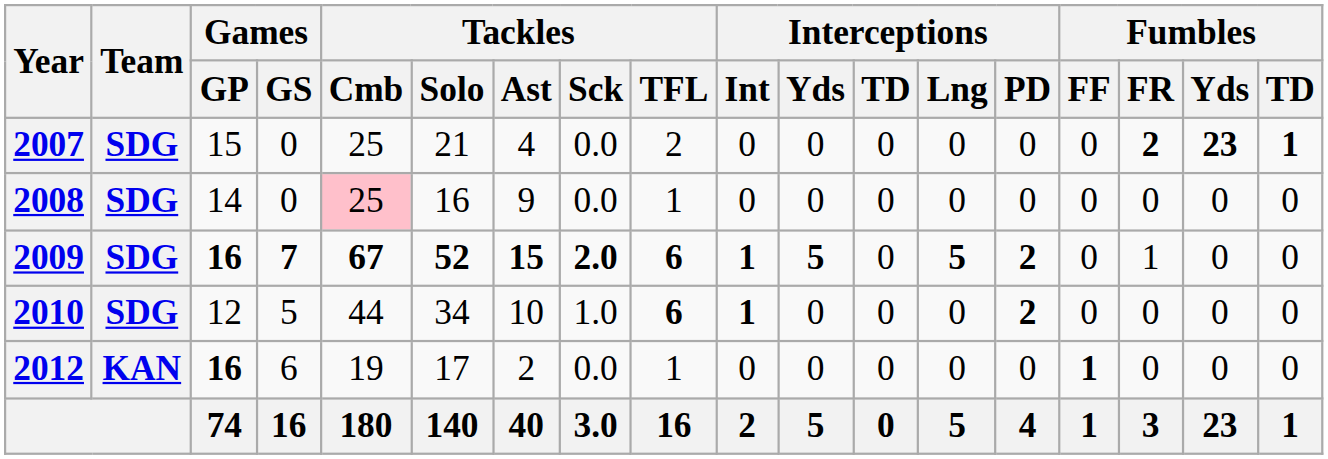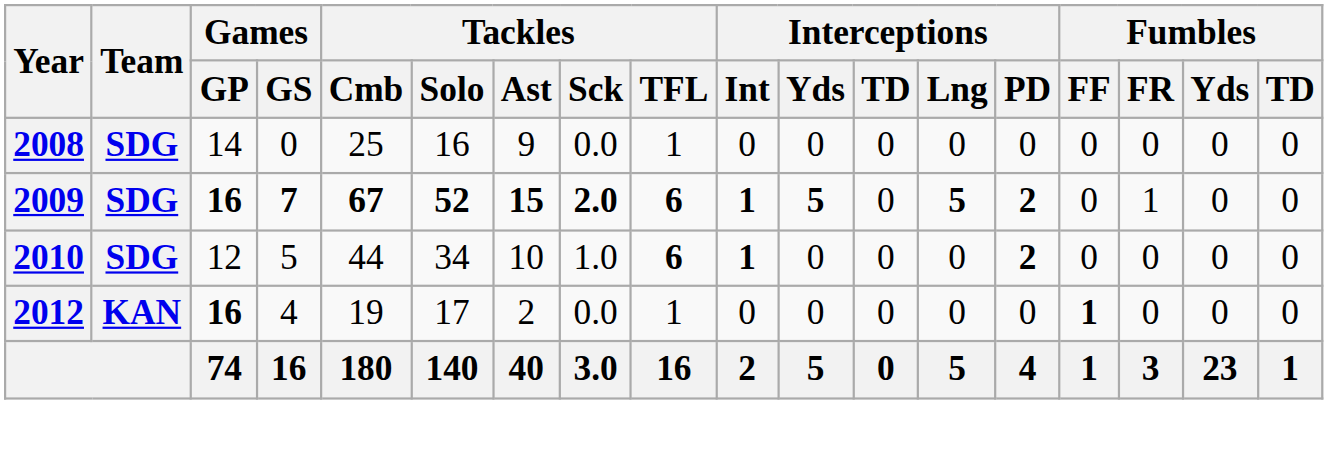- row: (49, 144)
(366, 200) pink background -> (366, 144) no background
(289, 369) 6 -> (289, 312) 4
